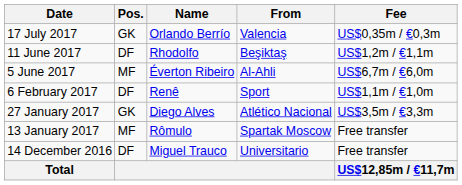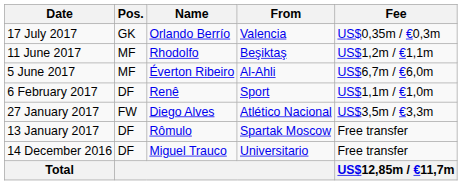(126, 53) DF -> (127, 53) MF
(127, 111) GK -> (127, 111) FW
(127, 131) MF -> (126, 131) DF
